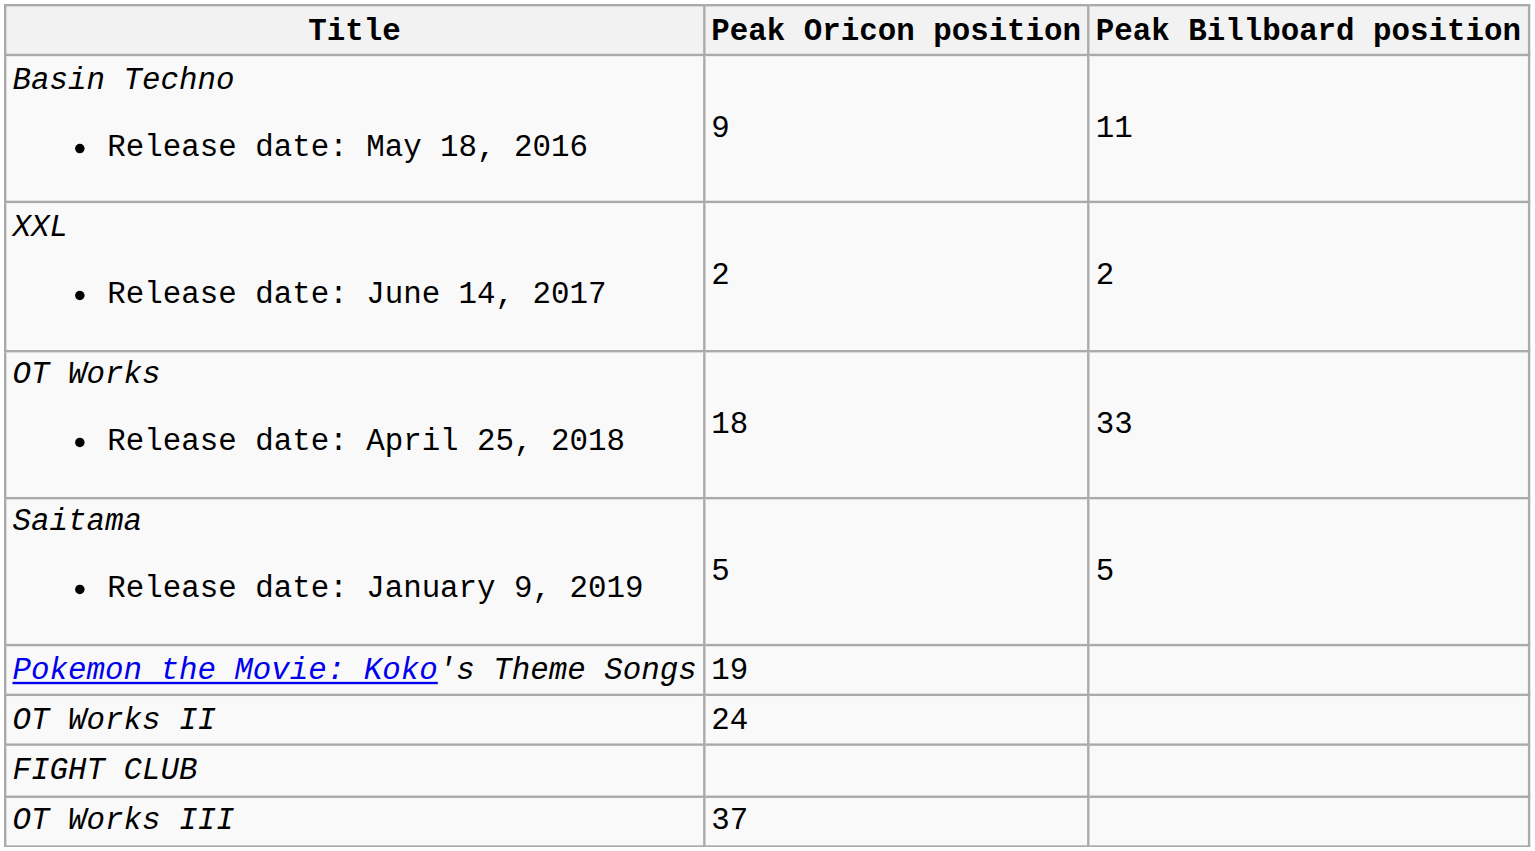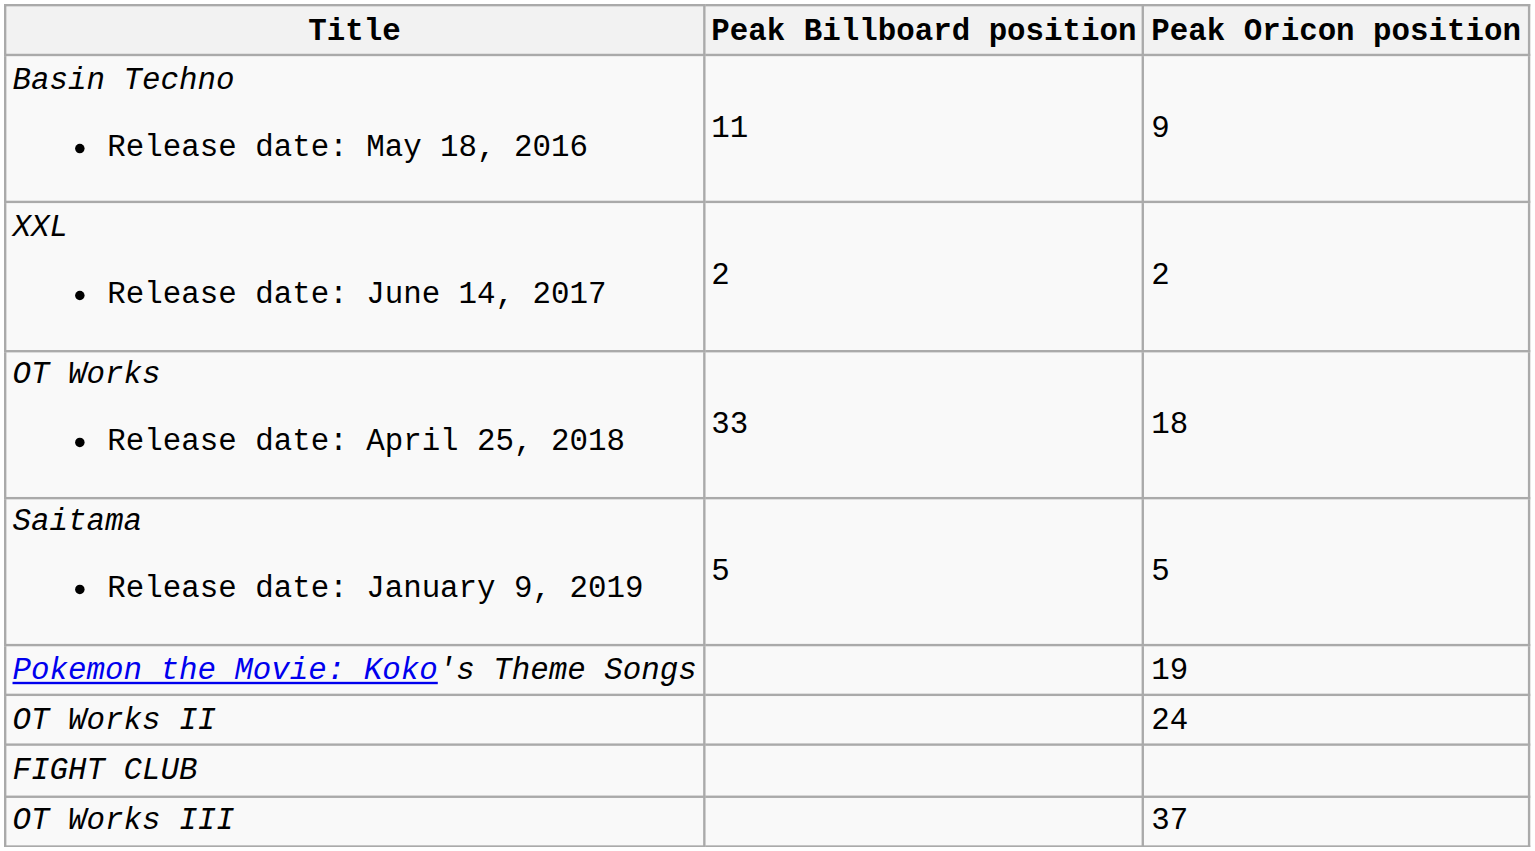columns swapped: (896, 30) <-> (1308, 30)
